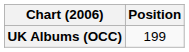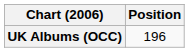(155, 36) 199 -> (155, 36) 196
